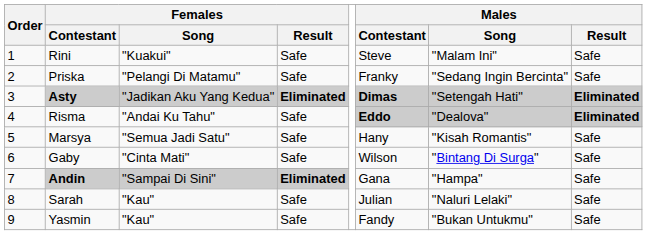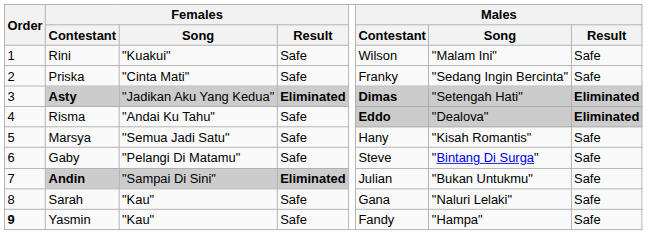(375, 56) Steve -> (378, 56) Wilson
(181, 76) "Pelangi Di Matamu" -> (156, 76) "Cinta Mati"
(156, 158) "Cinta Mati" -> (181, 158) "Pelangi Di Matamu"
(378, 158) Wilson -> (375, 158) Steve
(374, 178) Gana -> (375, 178) Julian
(457, 178) "Hampa" -> (482, 178) "Bukan Untukmu"
(375, 199) Julian -> (374, 199) Gana
(11, 219) normal -> (11, 219) bold
(482, 219) "Bukan Untukmu" -> (457, 219) "Hampa"
